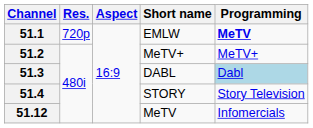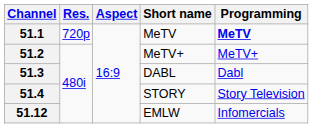(161, 34) EMLW -> (160, 34) MeTV
(230, 73) lightblue background -> (230, 73) no background
(160, 113) MeTV -> (161, 113) EMLW
